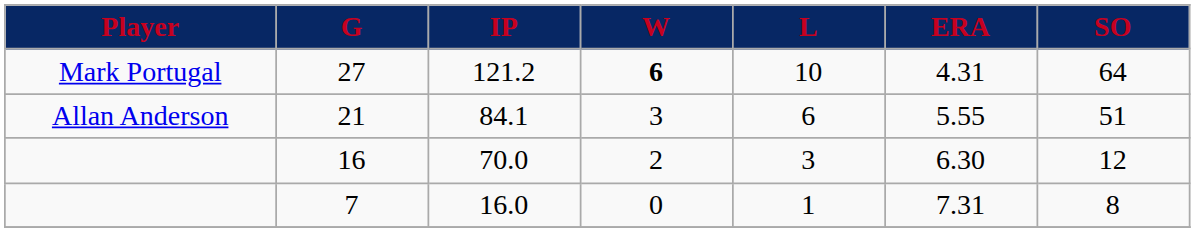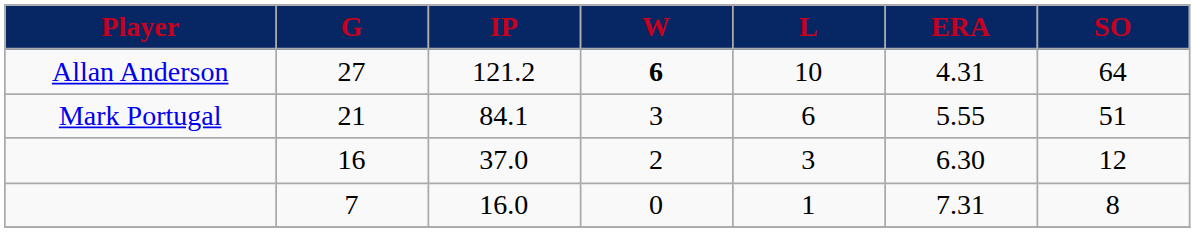(140, 71) Mark Portugal -> (140, 71) Allan Anderson
(140, 115) Allan Anderson -> (140, 115) Mark Portugal
(504, 159) 70.0 -> (504, 159) 37.0
